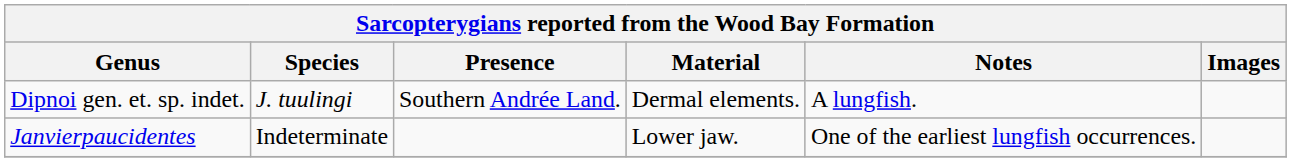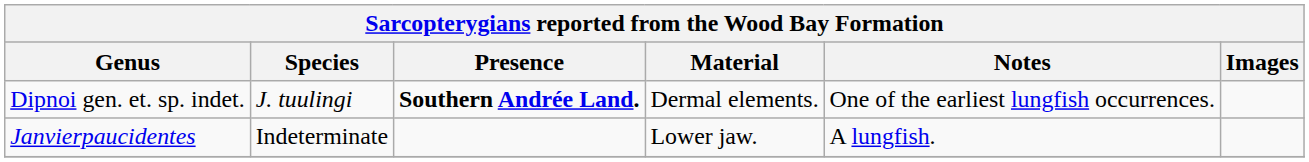(510, 99) normal -> (519, 99) bold
(864, 99) A lungfish. -> (1022, 99) One of the earliest lungfish occurrences.
(1004, 136) One of the earliest lungfish occurrences. -> (883, 136) A lungfish.
